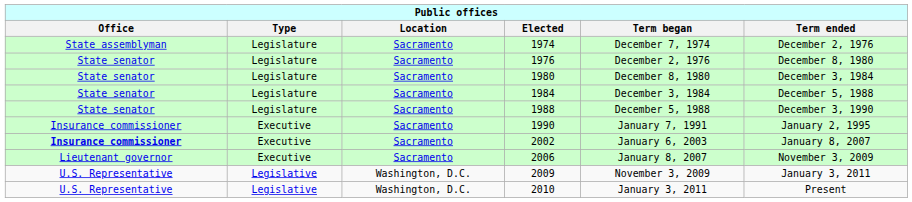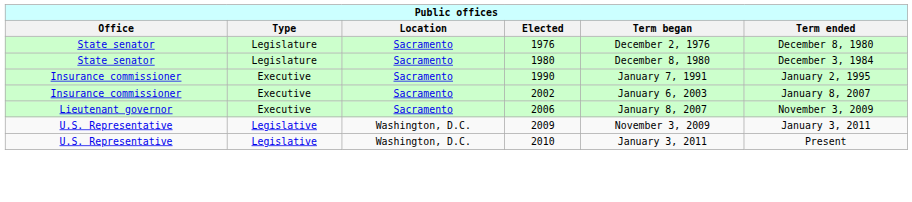- row: (543, 45)
- row: (543, 93)
- row: (543, 109)
(116, 141) bold -> (116, 93) normal
